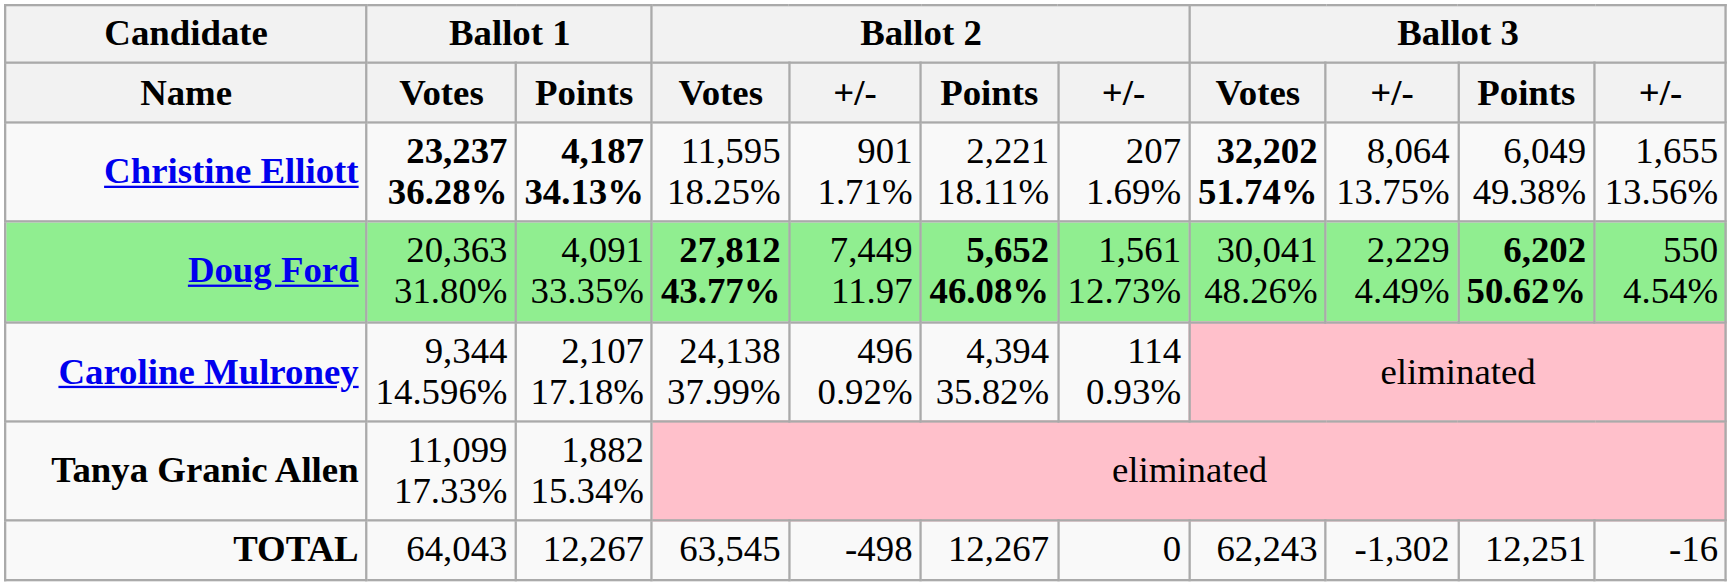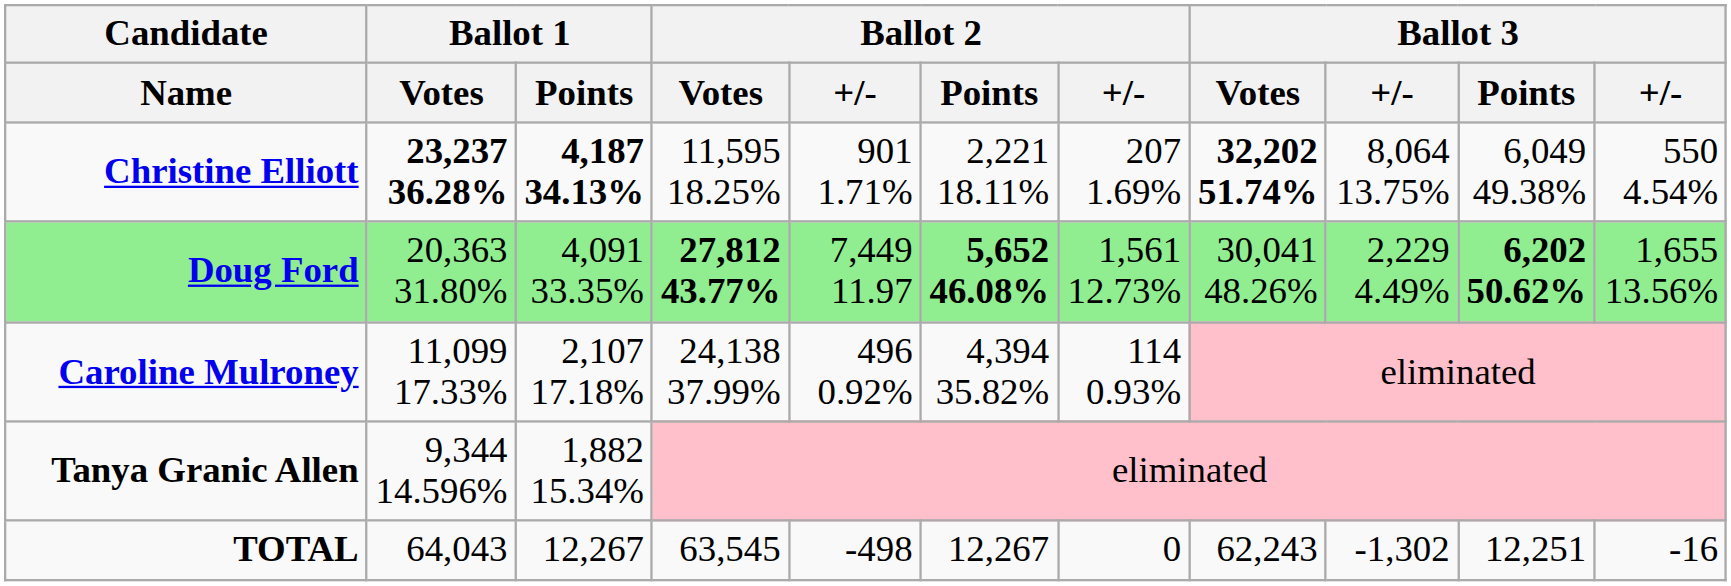(1661, 171) 1,655 13.56% -> (1671, 171) 550 4.54%
(1671, 270) 550 4.54% -> (1661, 270) 1,655 13.56%
(442, 370) 9,344 14.596% -> (451, 370) 11,099 17.33%
(451, 470) 11,099 17.33% -> (442, 470) 9,344 14.596%
